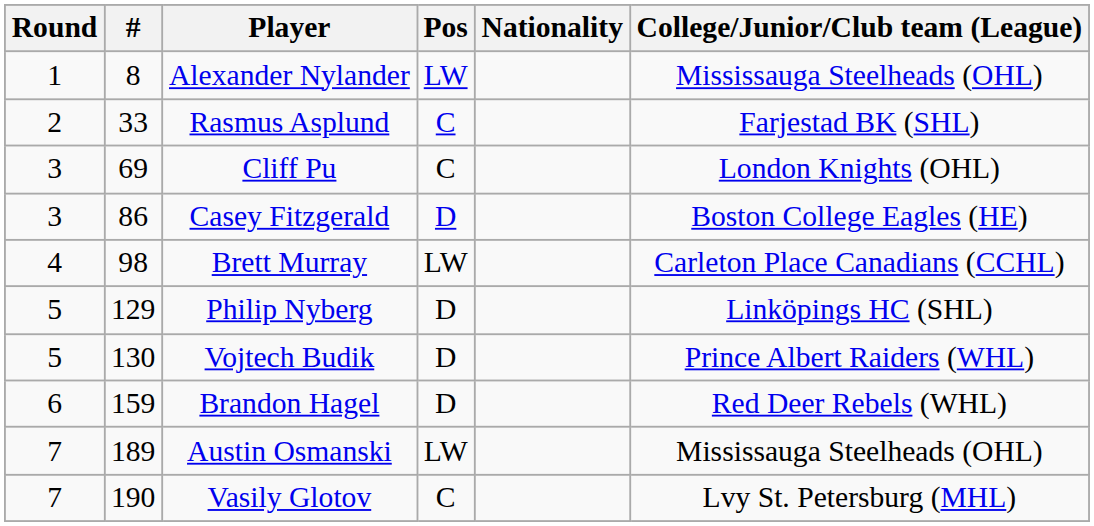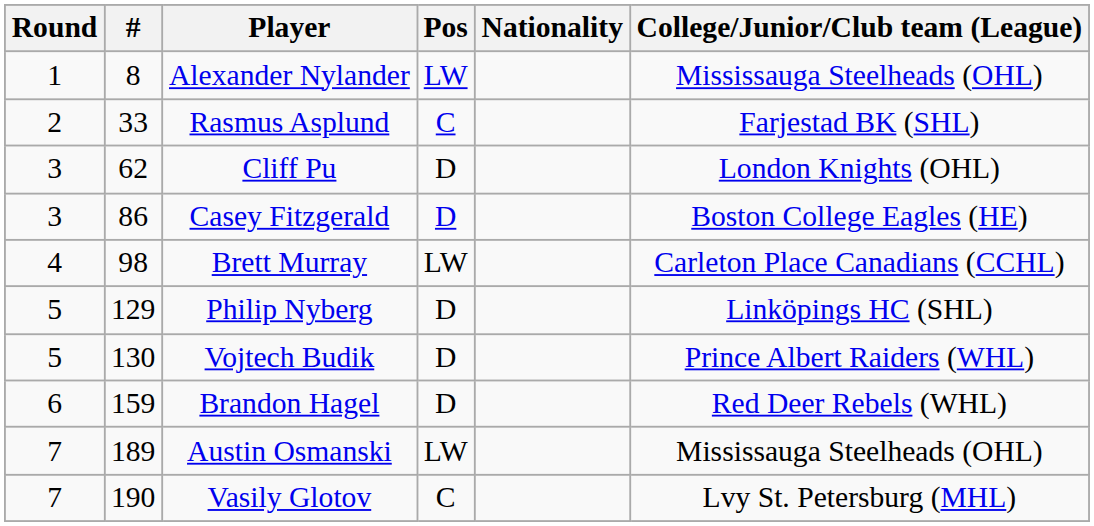(133, 168) 69 -> (133, 168) 62
(446, 168) C -> (446, 168) D
